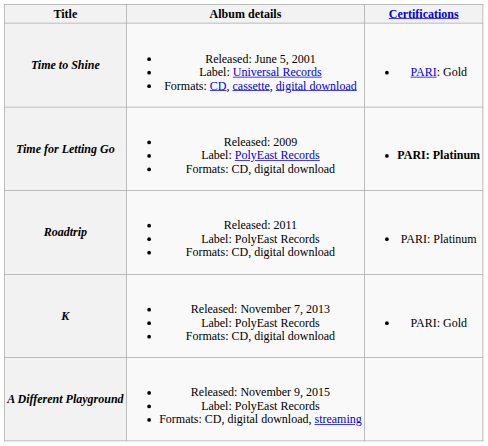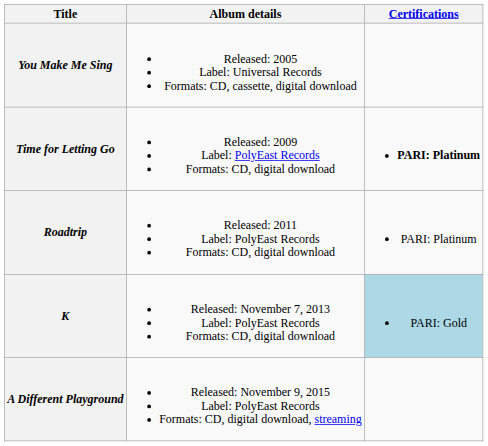- row: (65, 65)
+ row: (65, 65)
(424, 323) no background -> (424, 323) lightblue background
